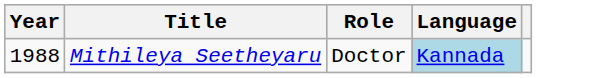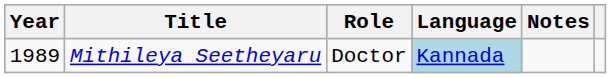+ column: (558, 22)
(35, 56) 1988 -> (35, 56) 1989
